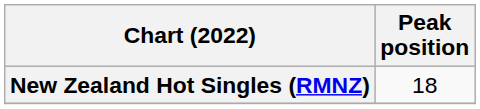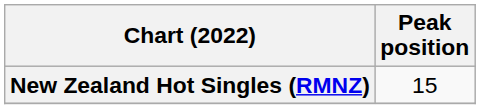(425, 84) 18 -> (425, 84) 15
